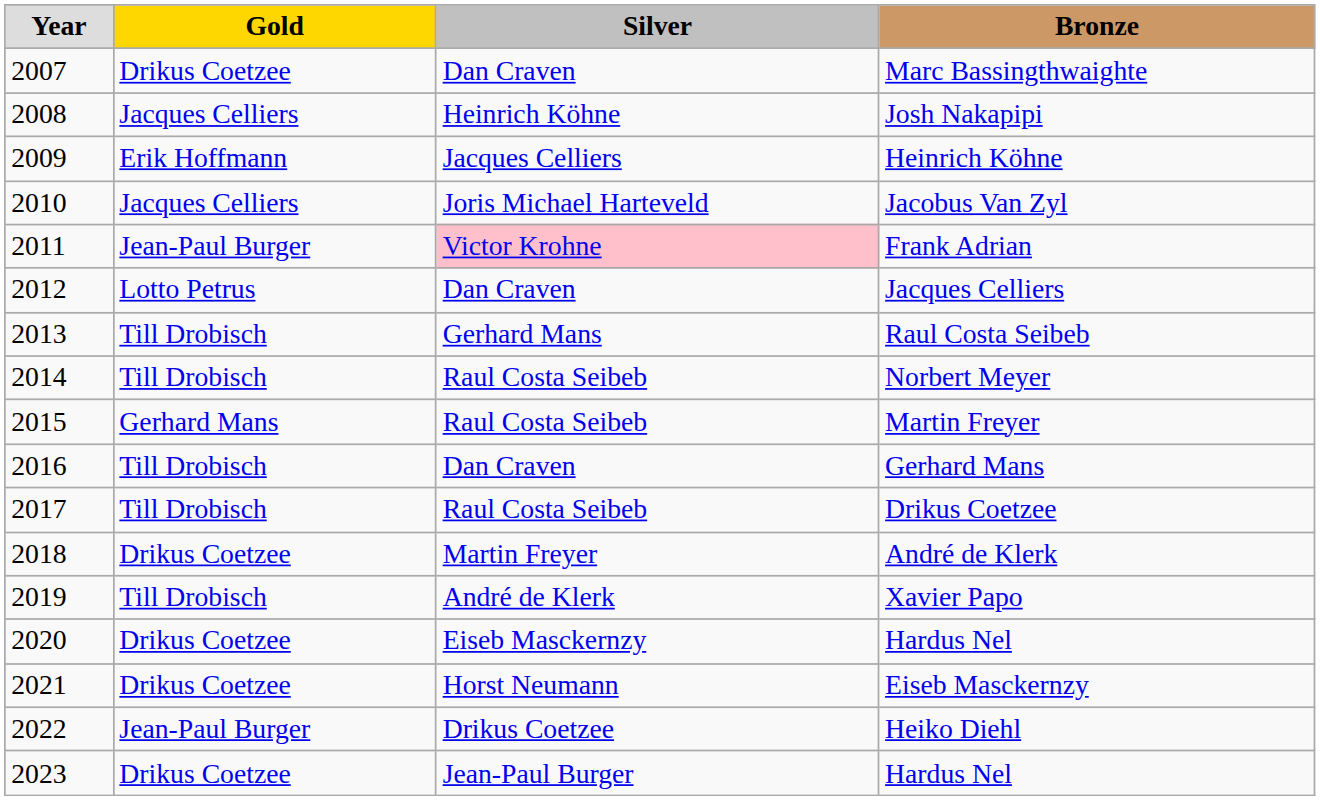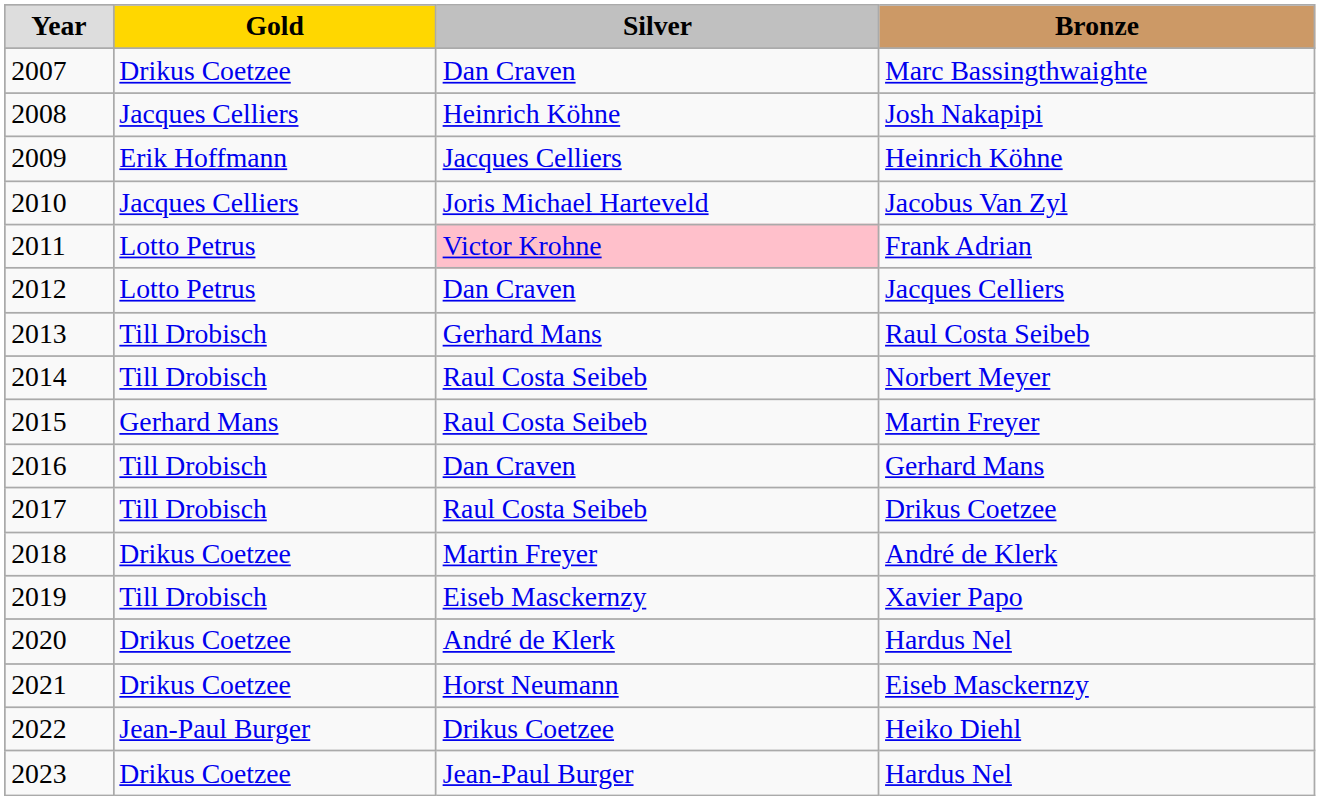(215, 245) Jean-Paul Burger -> (187, 245) Lotto Petrus
(529, 597) André de Klerk -> (544, 597) Eiseb Masckernzy
(544, 641) Eiseb Masckernzy -> (529, 641) André de Klerk
